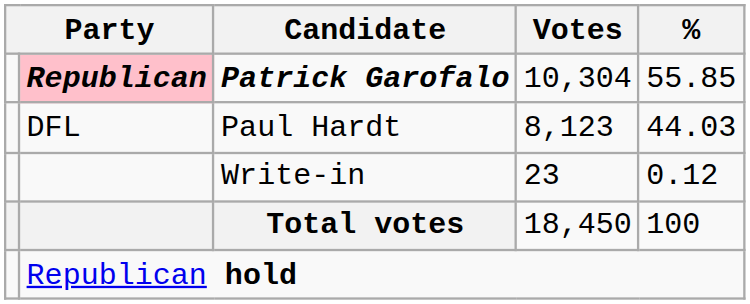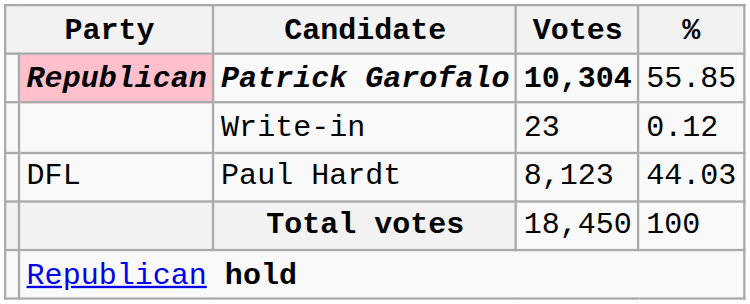(578, 79) normal -> (578, 79) bold
rows swapped: (311, 128) <-> (293, 176)
